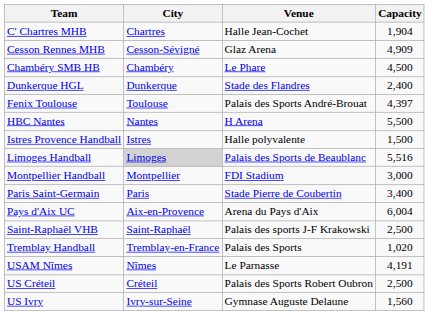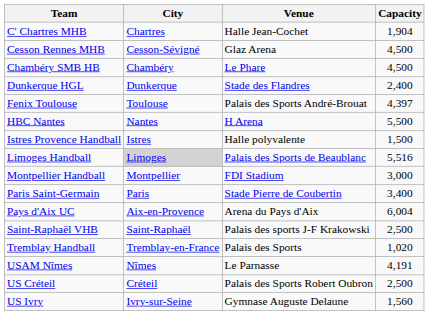(400, 49) 4,909 -> (400, 49) 4,500
